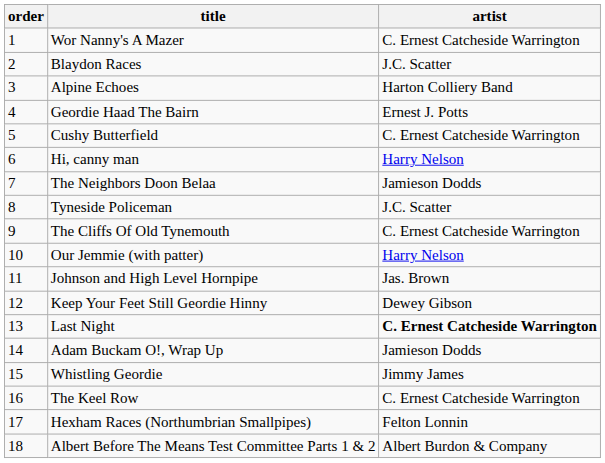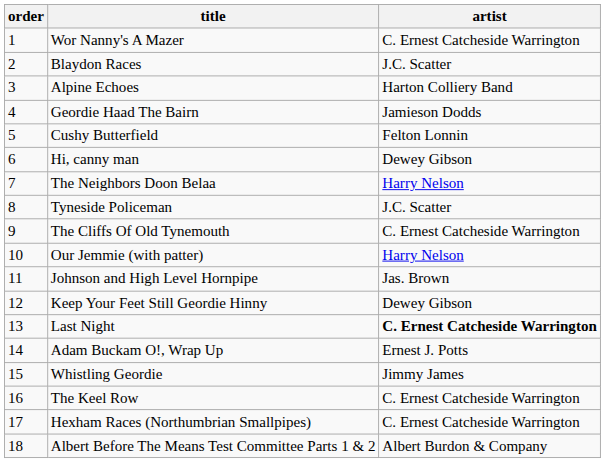(425, 111) Ernest J. Potts -> (432, 111) Jamieson Dodds
(481, 135) C. Ernest Catcheside Warrington -> (425, 135) Felton Lonnin
(423, 159) Harry Nelson -> (427, 159) Dewey Gibson
(432, 183) Jamieson Dodds -> (423, 183) Harry Nelson
(432, 350) Jamieson Dodds -> (425, 350) Ernest J. Potts
(425, 421) Felton Lonnin -> (481, 421) C. Ernest Catcheside Warrington
